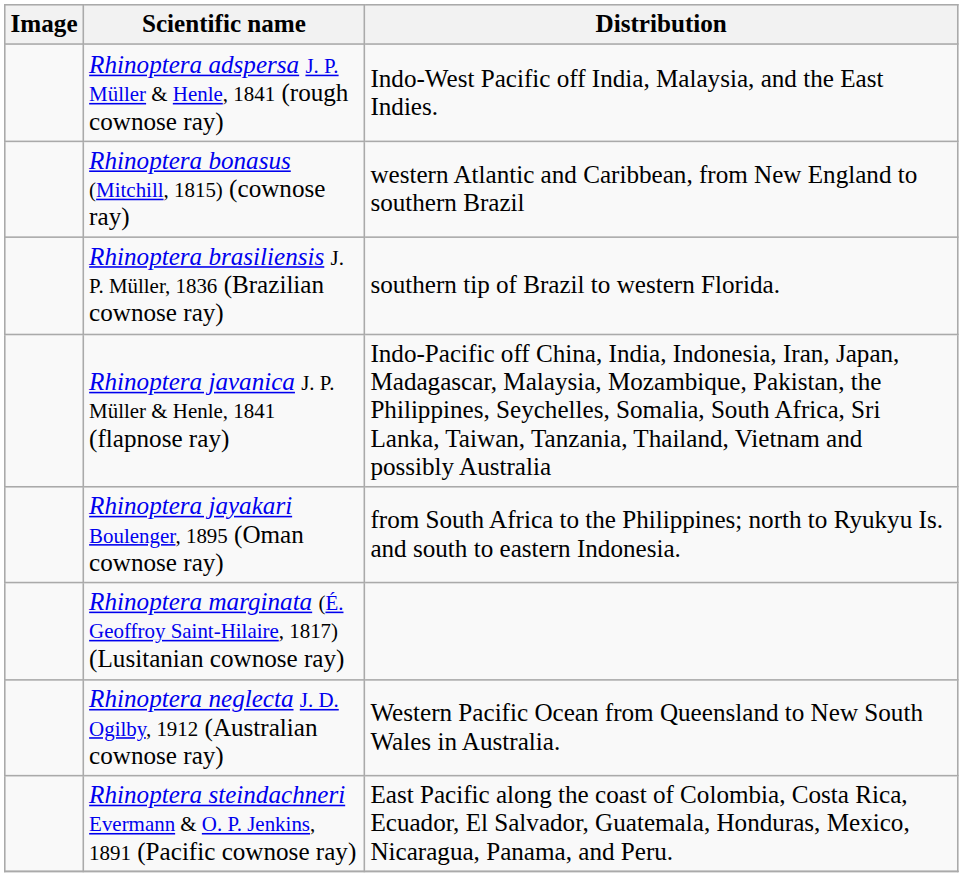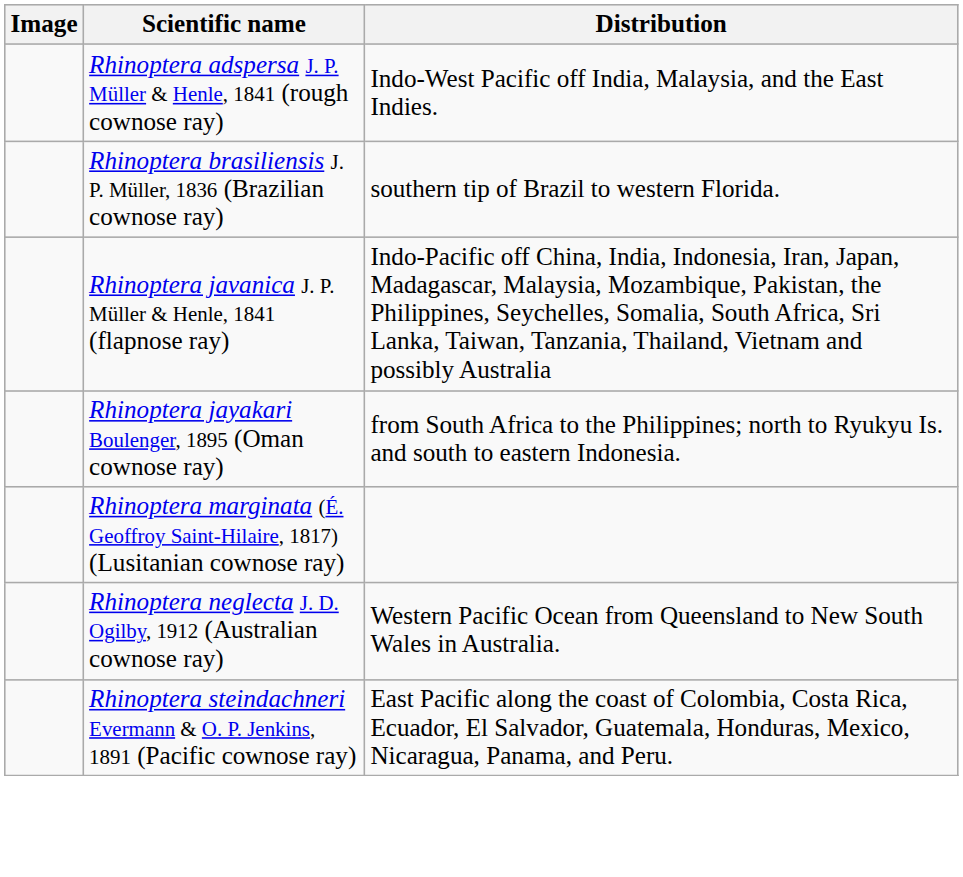- row: (207, 188)
